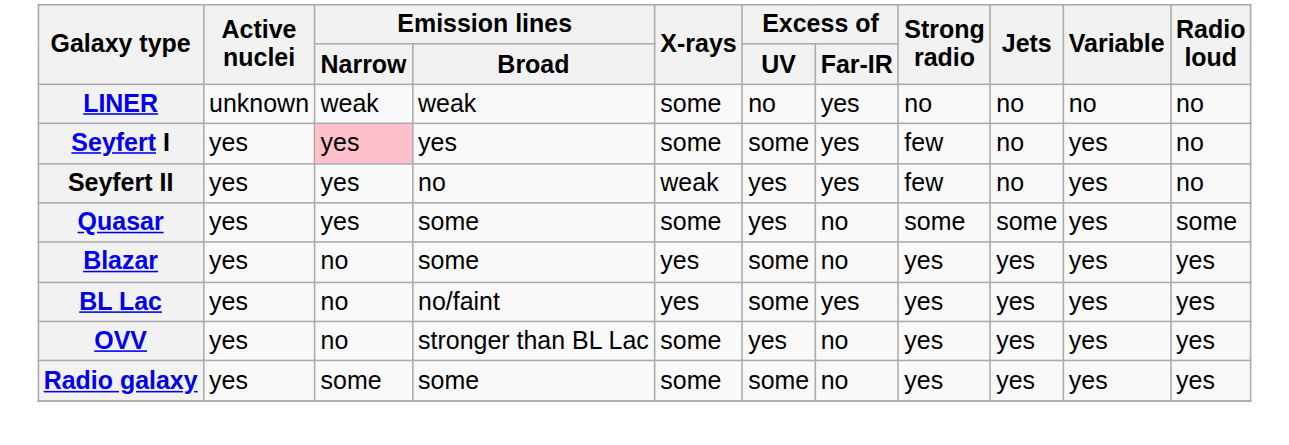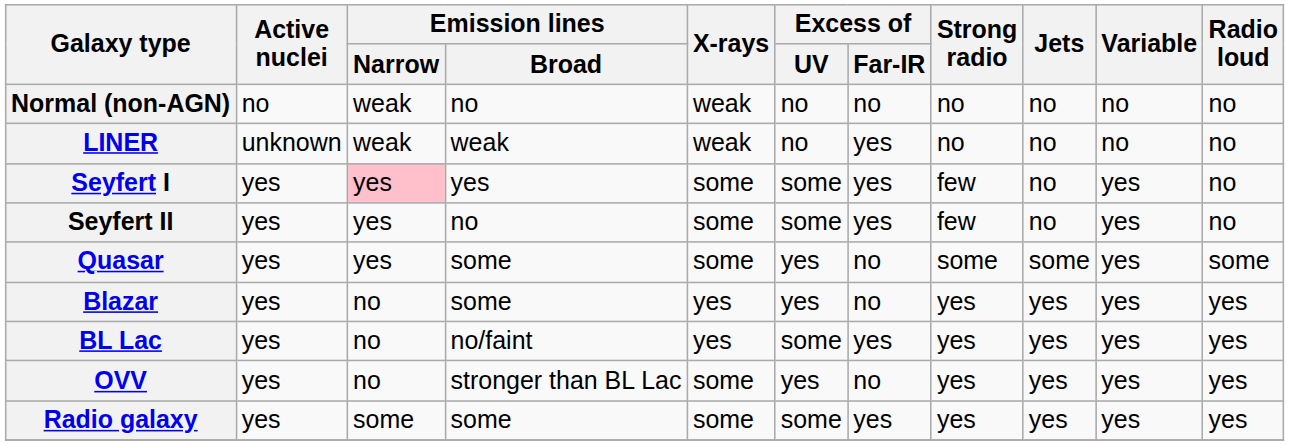+ row: (121, 103)
(691, 103) some -> (722, 143) weak
(689, 182) weak -> (723, 222) some
(768, 182) yes -> (811, 222) some
(779, 261) some -> (800, 301) yes
(835, 380) no -> (873, 420) yes
